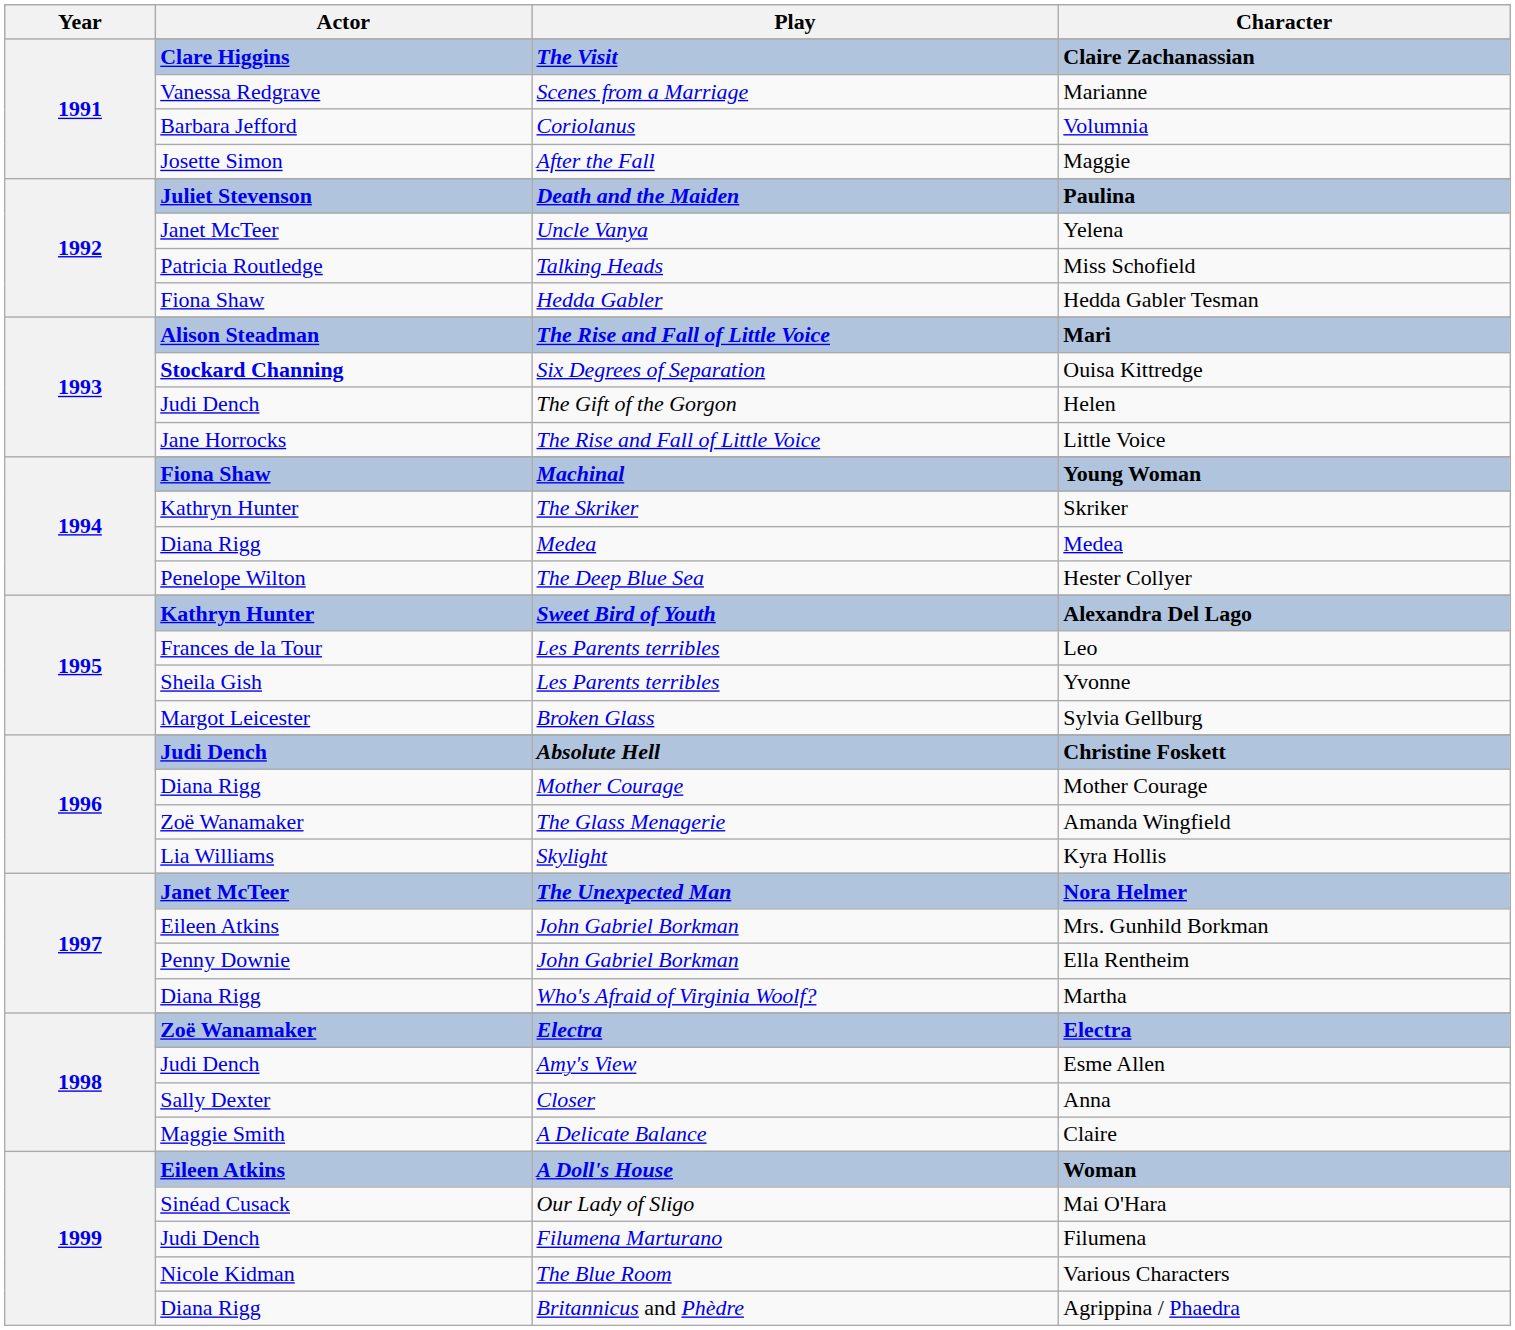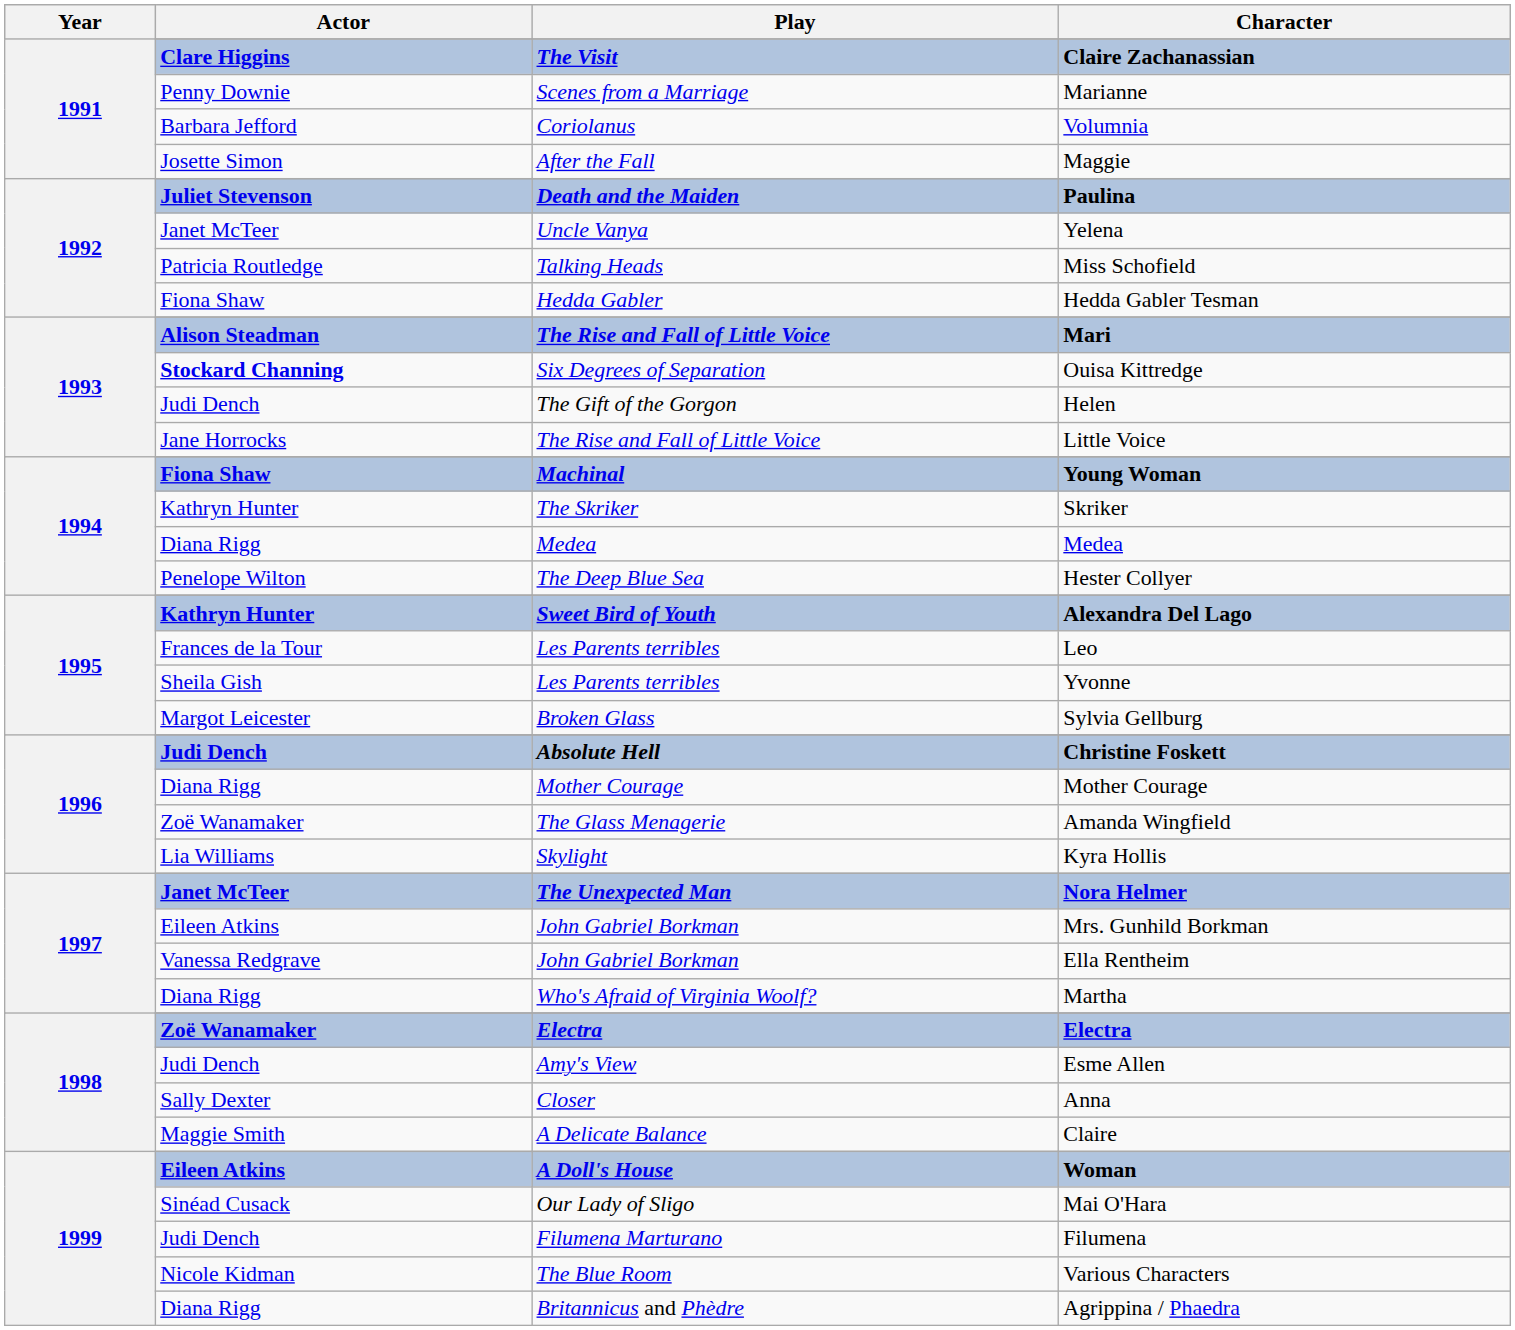(240, 91) Vanessa Redgrave -> (225, 91) Penny Downie
(225, 960) Penny Downie -> (240, 960) Vanessa Redgrave
